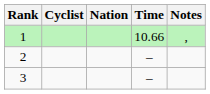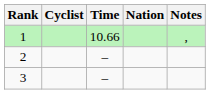columns swapped: (109, 15) <-> (149, 15)
